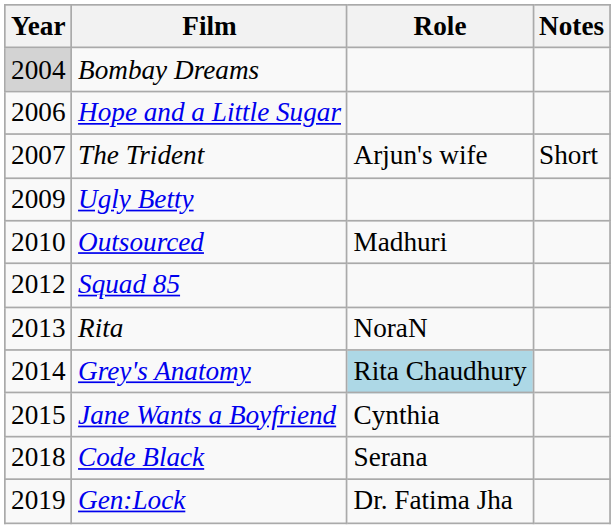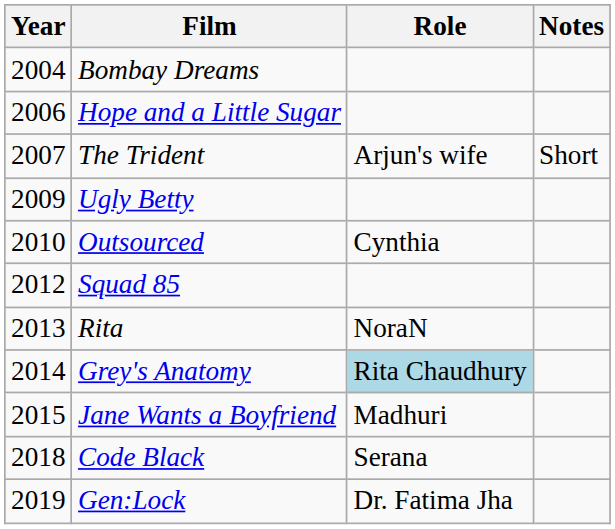(38, 69) lightgrey background -> (38, 69) no background
(400, 241) Madhuri -> (397, 241) Cynthia
(397, 414) Cynthia -> (400, 414) Madhuri
